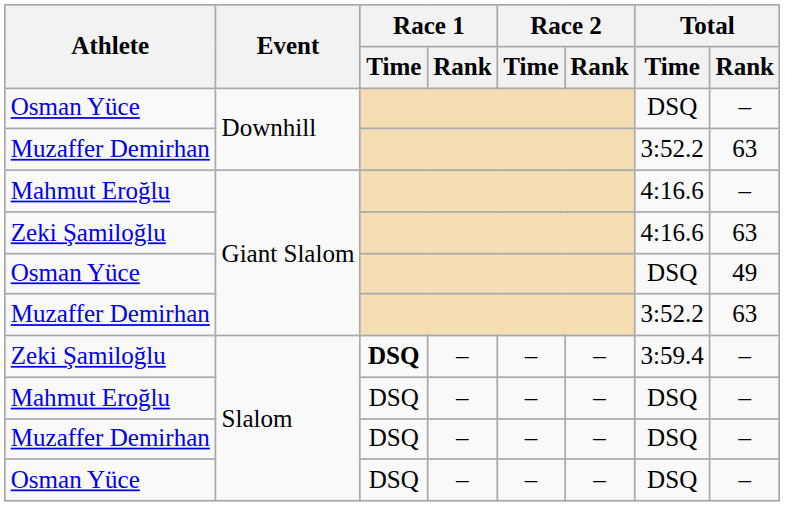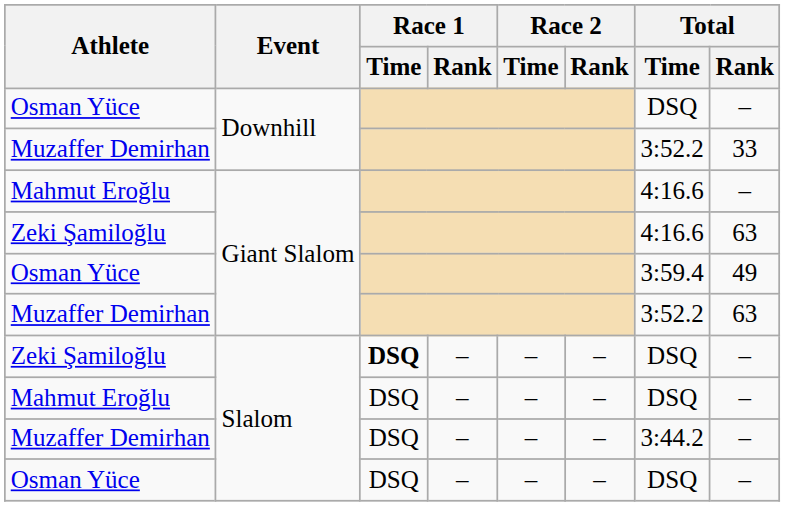(745, 149) 63 -> (745, 149) 33
(672, 273) DSQ -> (672, 273) 3:59.4
(672, 356) 3:59.4 -> (672, 356) DSQ
(672, 438) DSQ -> (672, 438) 3:44.2
